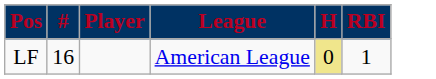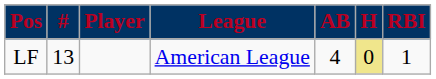+ column: (335, 21)
(63, 56) 16 -> (63, 56) 13
